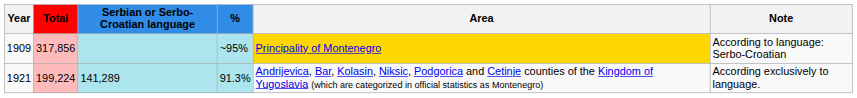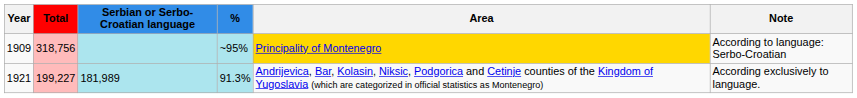(56, 48) 317,856 -> (56, 48) 318,756
(56, 78) 199,224 -> (56, 78) 199,227
(100, 78) 141,289 -> (100, 78) 181,989
